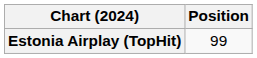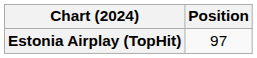(219, 41) 99 -> (219, 41) 97
